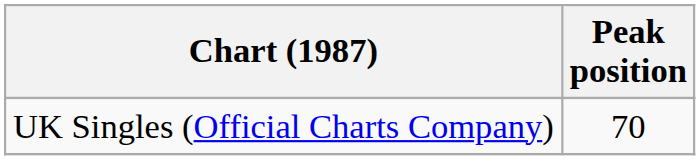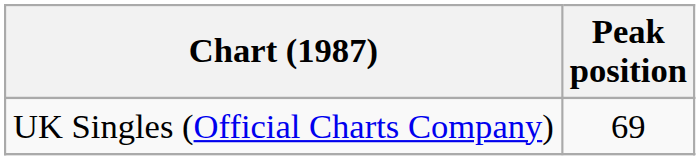(628, 125) 70 -> (628, 125) 69
